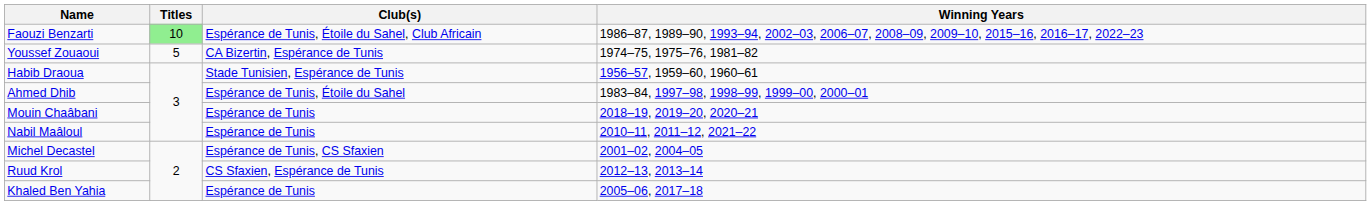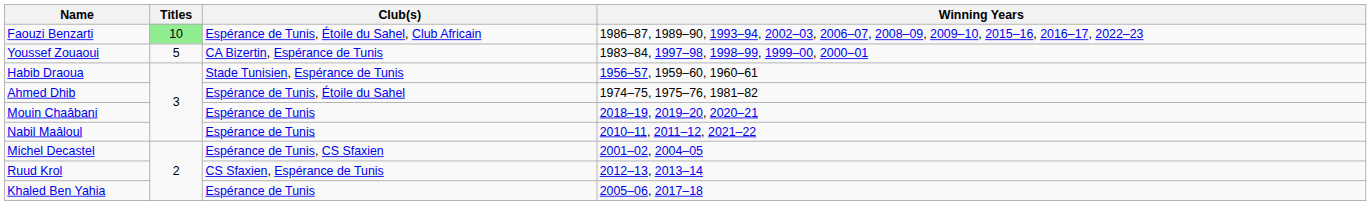(679, 54) 1974–75, 1975–76, 1981–82 -> (734, 54) 1983–84, 1997–98, 1998–99, 1999–00, 2000–01
(734, 93) 1983–84, 1997–98, 1998–99, 1999–00, 2000–01 -> (679, 93) 1974–75, 1975–76, 1981–82
